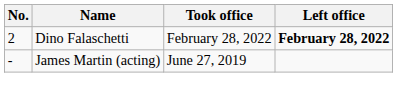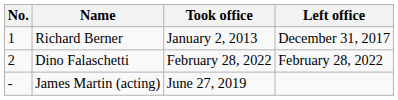+ row: (79, 38)
(334, 38) bold -> (331, 60) normal
